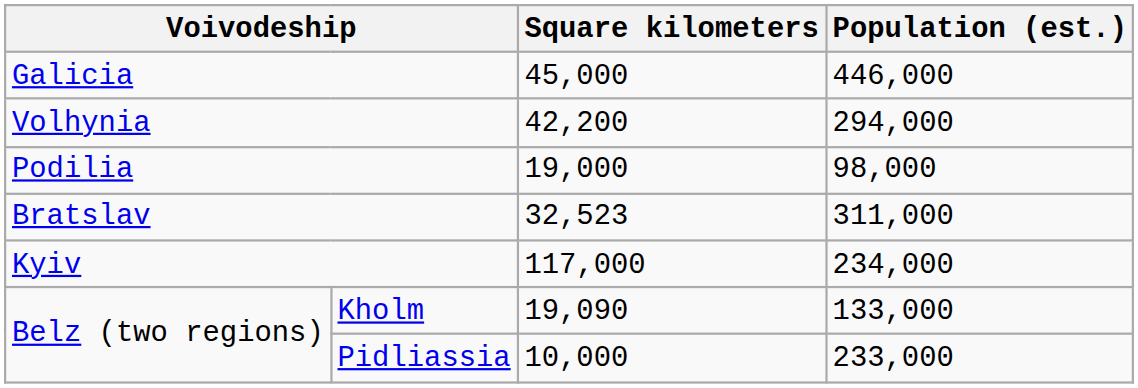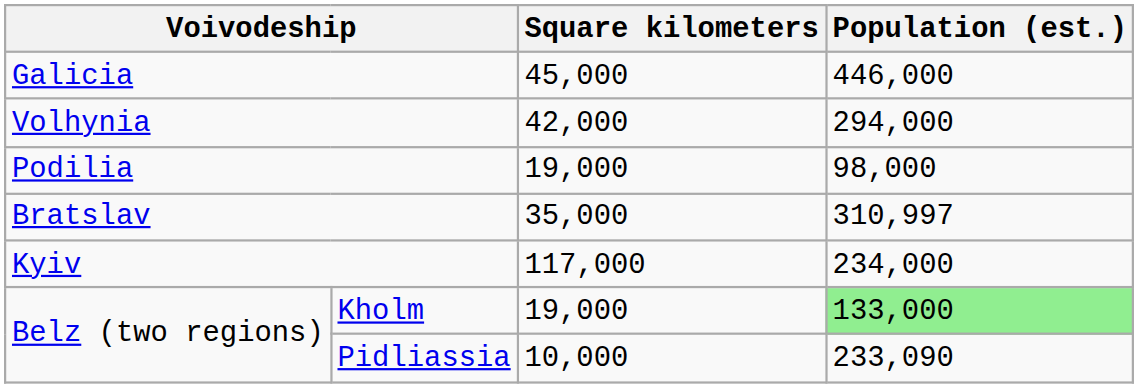(576, 123) 42,200 -> (576, 123) 42,000
(576, 217) 32,523 -> (576, 217) 35,000
(893, 217) 311,000 -> (893, 217) 310,997
(576, 311) 19,090 -> (576, 311) 19,000
(893, 311) no background -> (893, 311) lightgreen background
(893, 358) 233,000 -> (893, 358) 233,090
